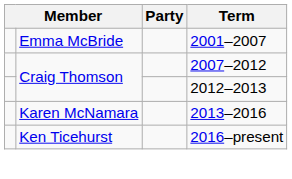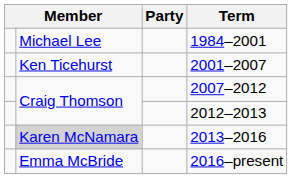+ row: (228, 40)
(71, 40) Emma McBride -> (66, 64) Ken Ticehurst
(79, 112) no background -> (79, 137) lightgrey background
(66, 137) Ken Ticehurst -> (71, 161) Emma McBride
